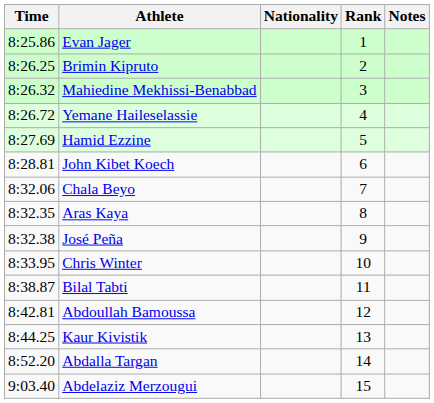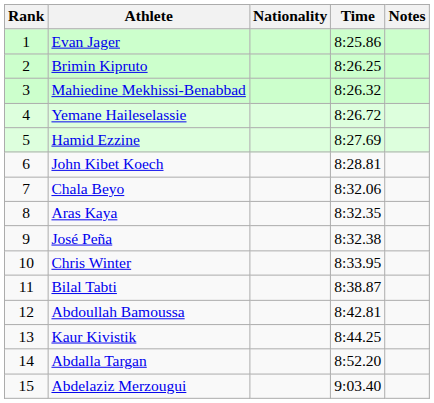columns swapped: (363, 16) <-> (32, 16)
